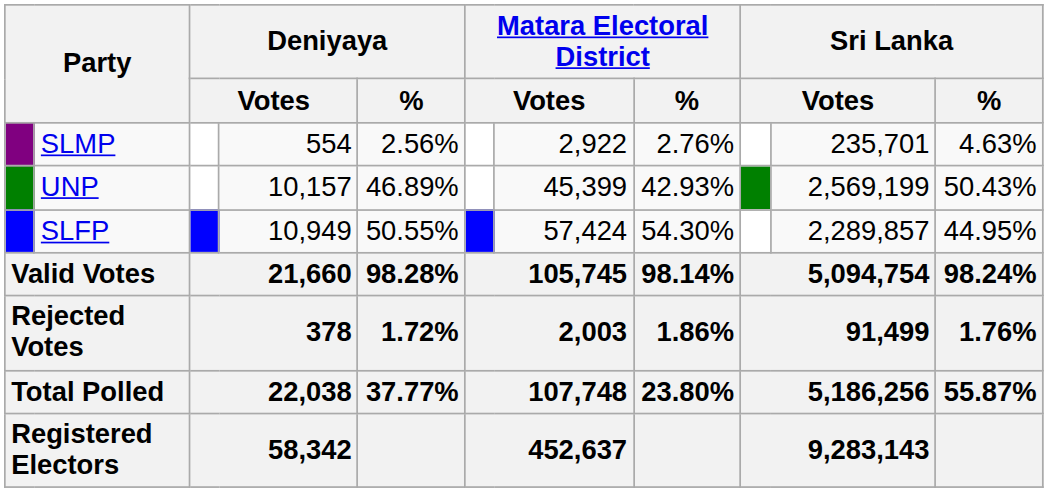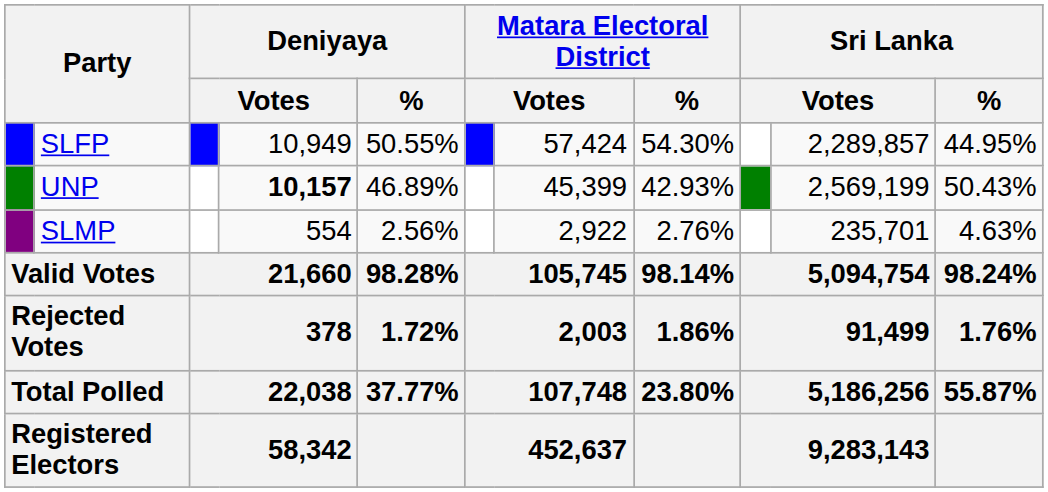rows swapped: (75, 230) <-> (78, 143)
(310, 187) normal -> (310, 187) bold
